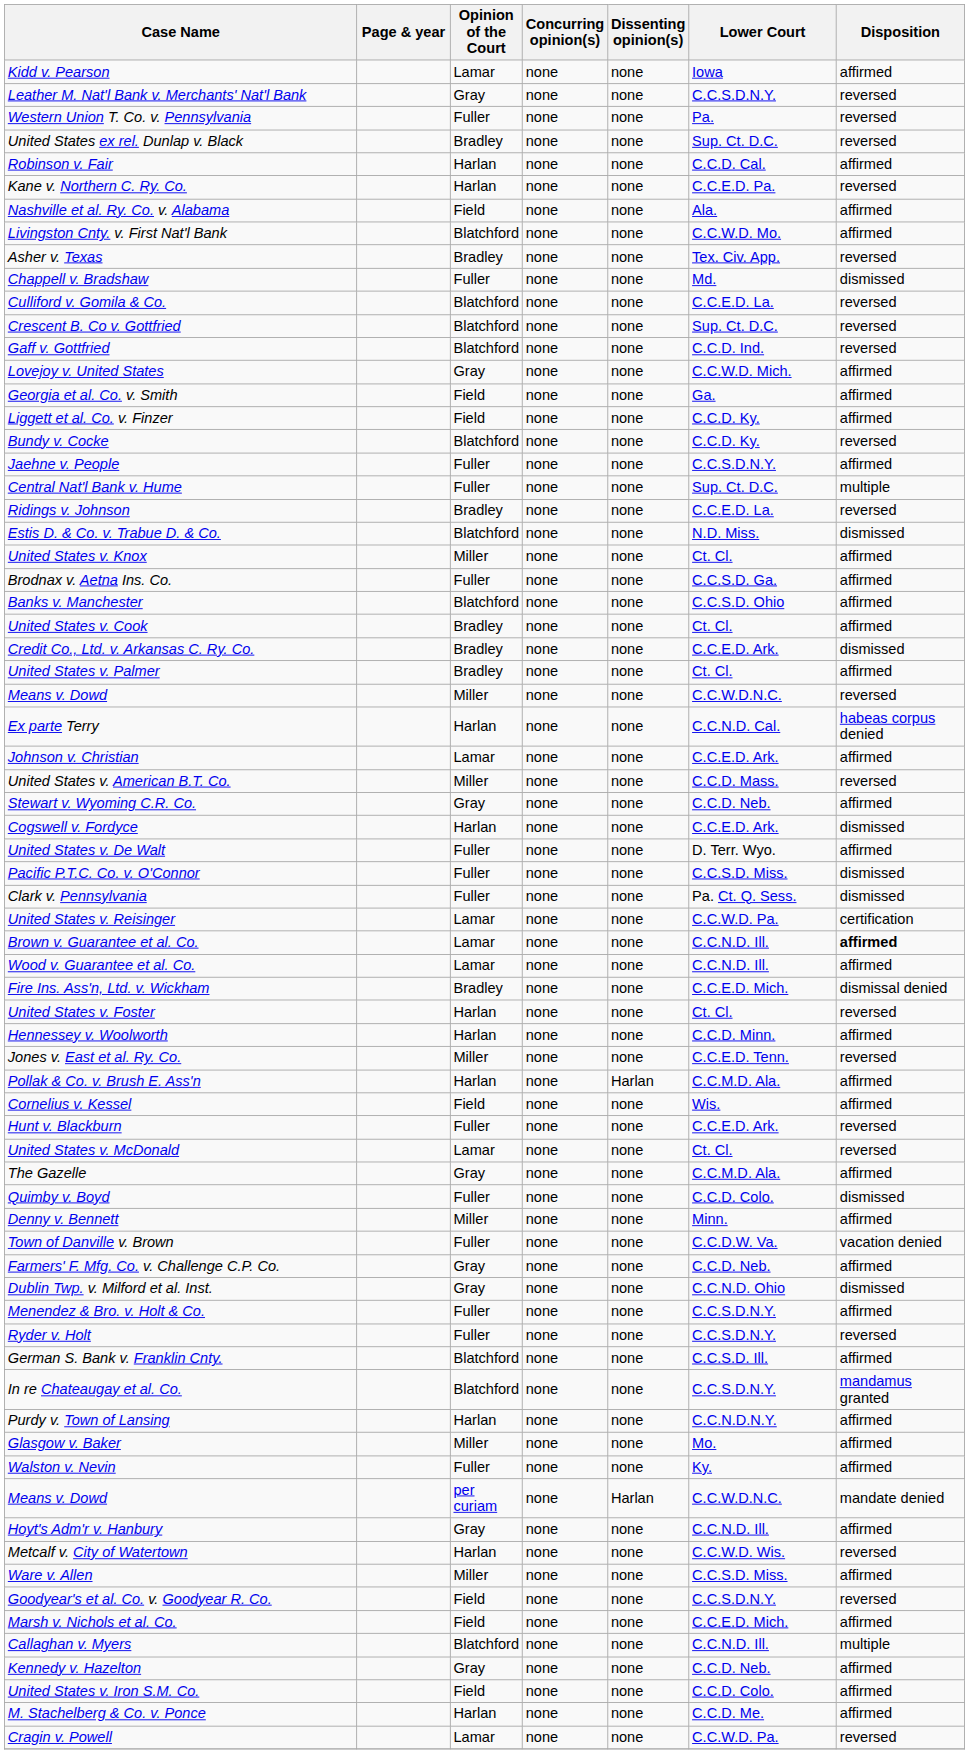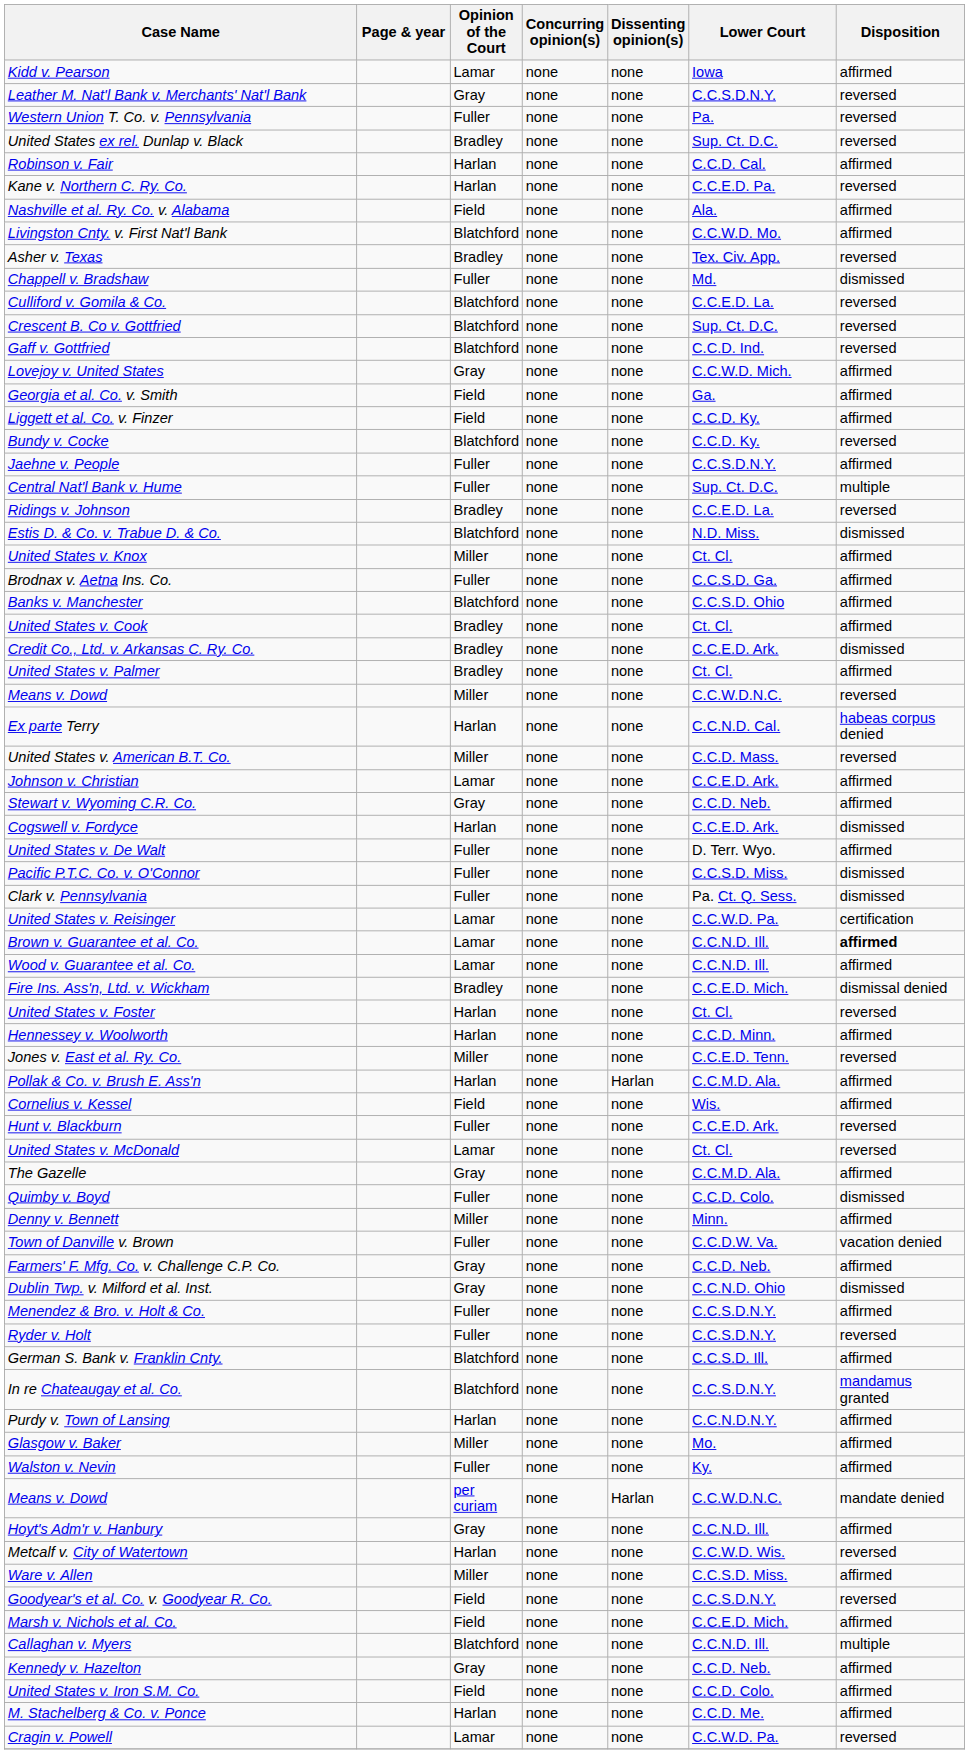rows swapped: (119, 781) <-> (73, 757)
